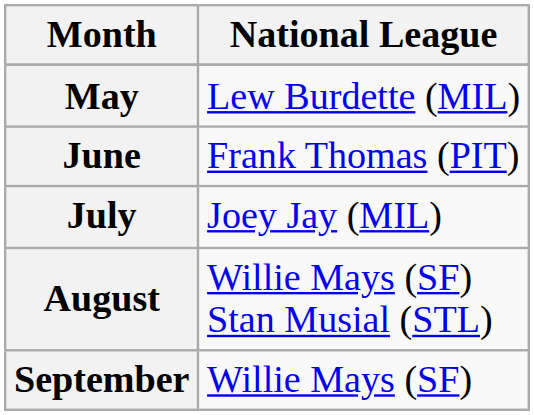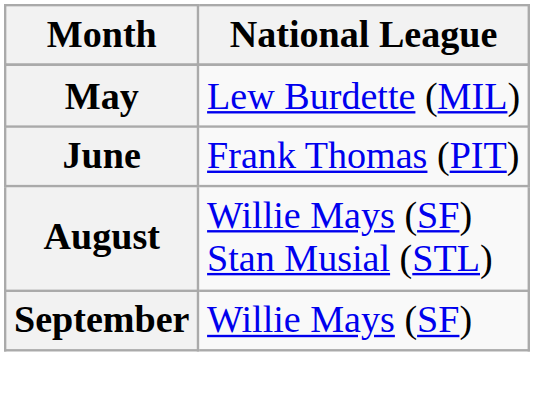- row: (102, 215)
